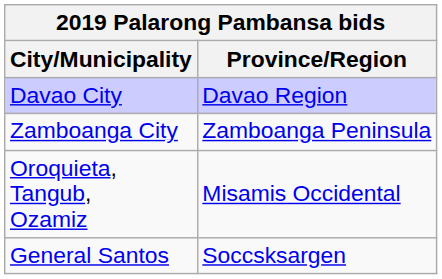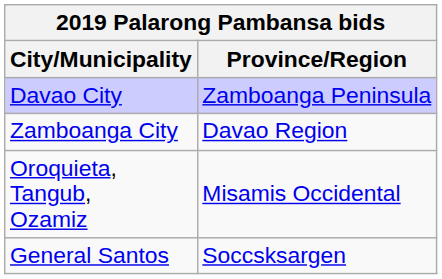(275, 95) Davao Region -> (317, 95) Zamboanga Peninsula
(317, 131) Zamboanga Peninsula -> (275, 131) Davao Region
